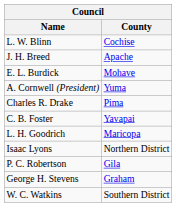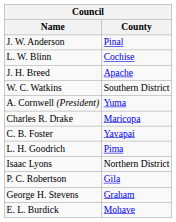+ row: (36, 42)
rows swapped: (33, 73) <-> (34, 194)
(114, 103) Pima -> (122, 118) Maricopa
(122, 133) Maricopa -> (114, 149) Pima
